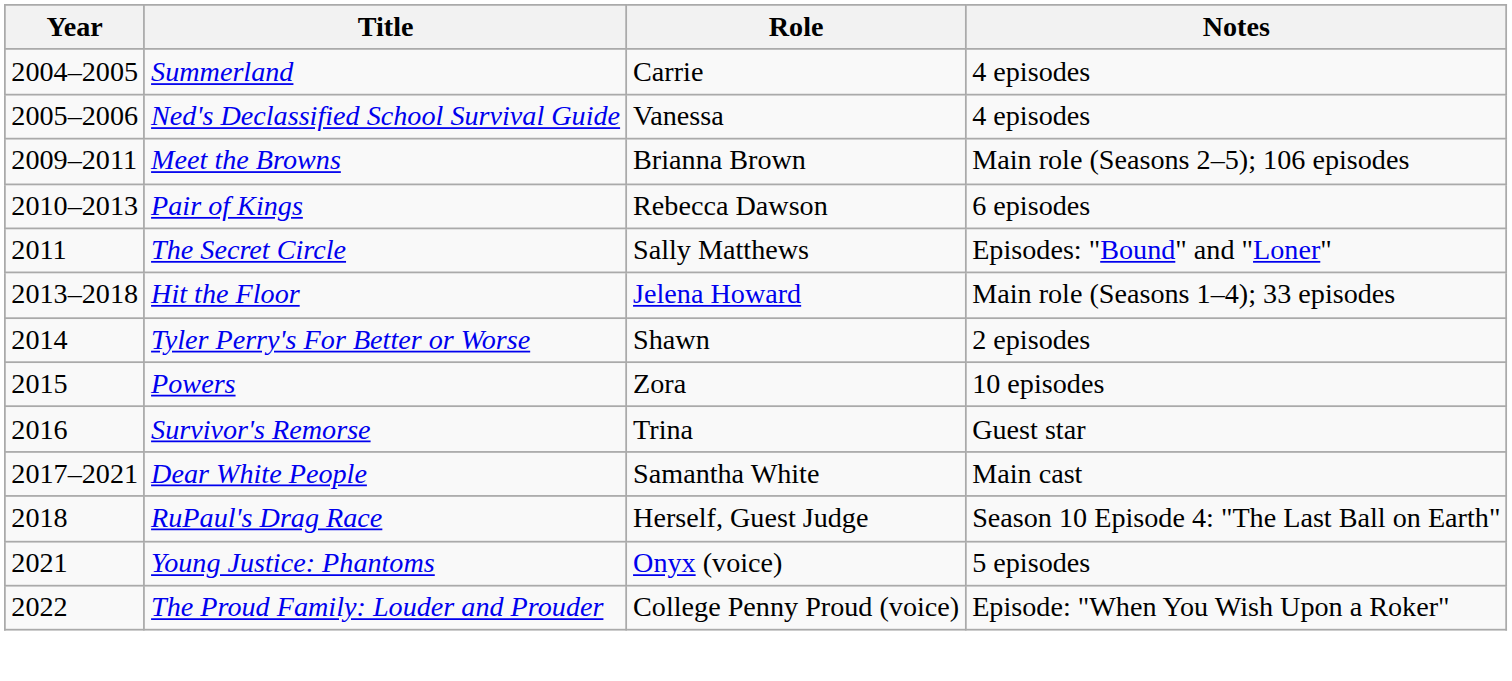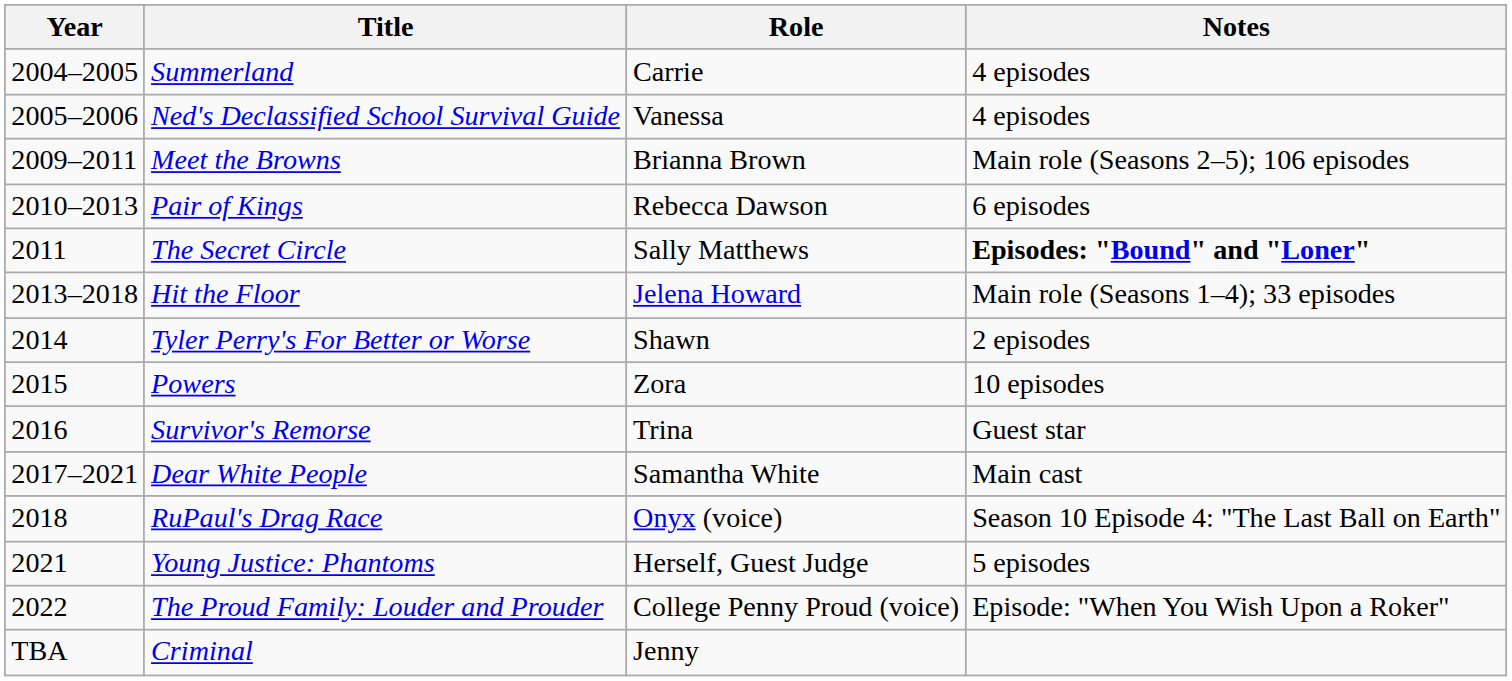(1152, 250) normal -> (1171, 250) bold
(751, 518) Herself, Guest Judge -> (708, 518) Onyx (voice)
(708, 562) Onyx (voice) -> (751, 562) Herself, Guest Judge
+ row: (202, 652)
